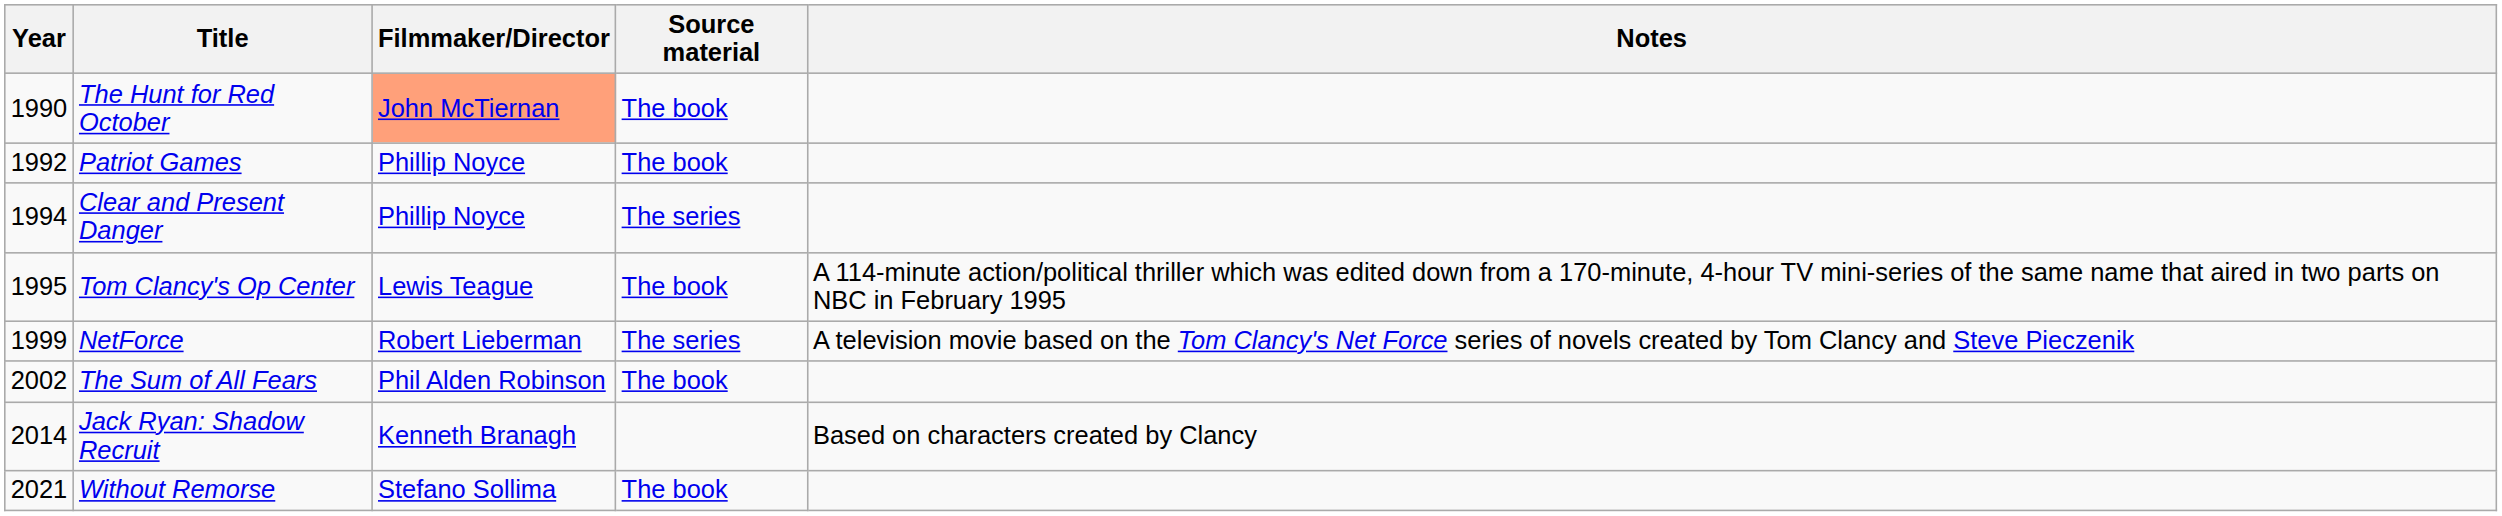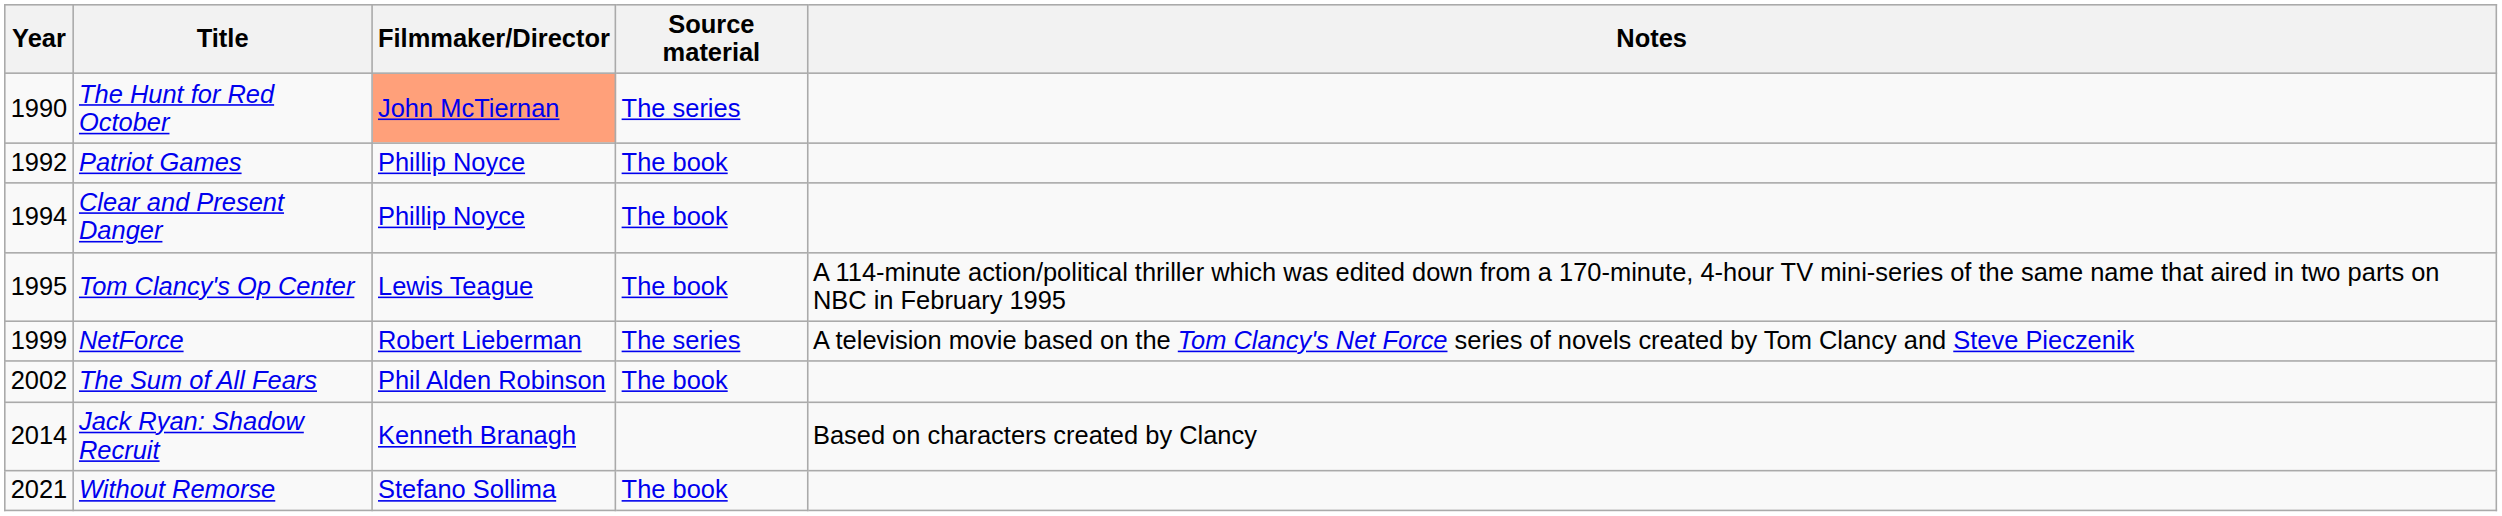(675, 107) The book -> (681, 107) The series
(681, 217) The series -> (675, 217) The book
